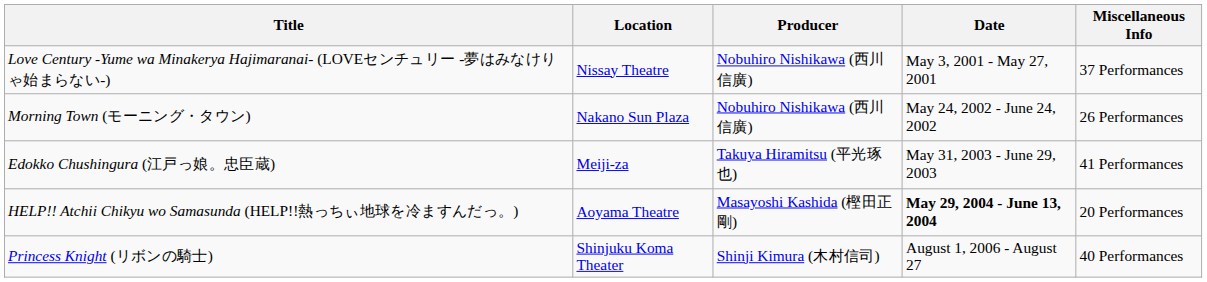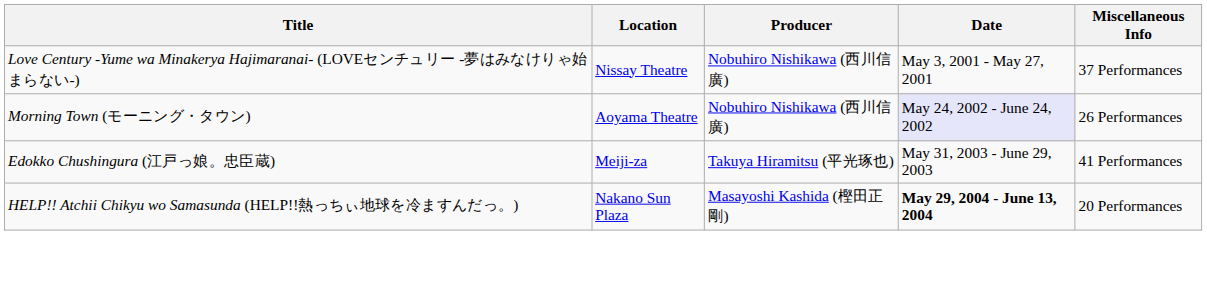(633, 117) Nakano Sun Plaza -> (646, 117) Aoyama Theatre
(981, 117) no background -> (977, 117) lavender background
(628, 212) Aoyama Theatre -> (633, 206) Nakano Sun Plaza
- row: (110, 256)
